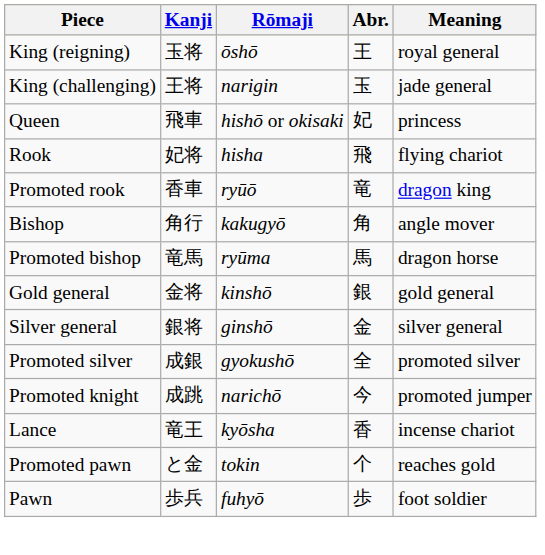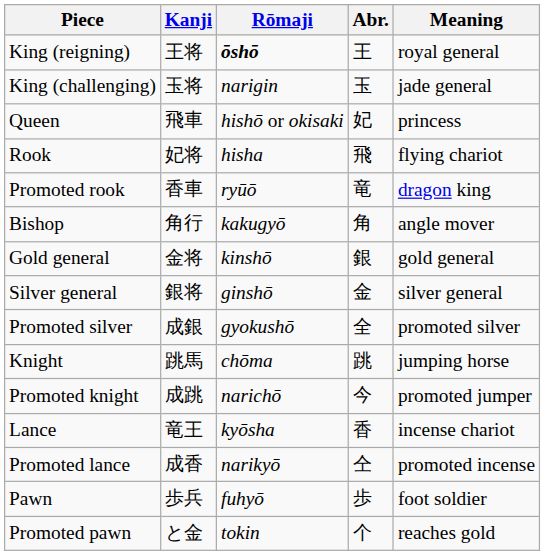(184, 51) 玉将 -> (184, 51) 王将
(239, 52) normal -> (240, 52) bold
(184, 86) 王将 -> (184, 86) 玉将
- row: (75, 258)
+ row: (36, 361)
+ row: (70, 464)
rows swapped: (31, 498) <-> (70, 464)
